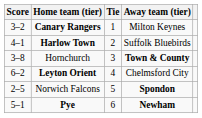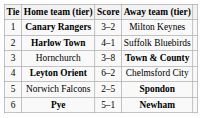columns swapped: (113, 11) <-> (18, 11)
